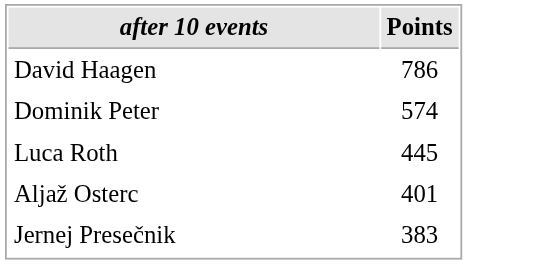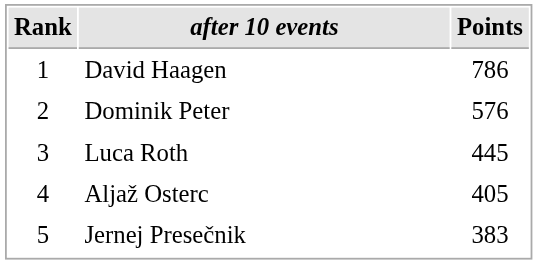+ column: (43, 26)
(420, 111) 574 -> (490, 111) 576
(420, 194) 401 -> (490, 194) 405
